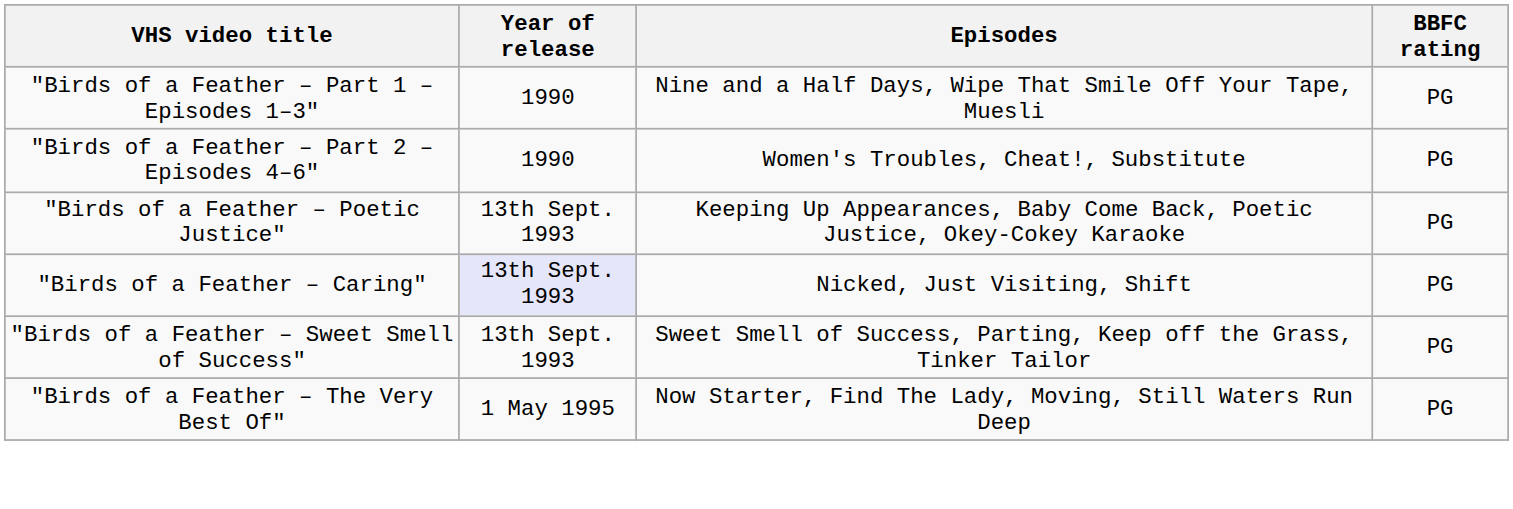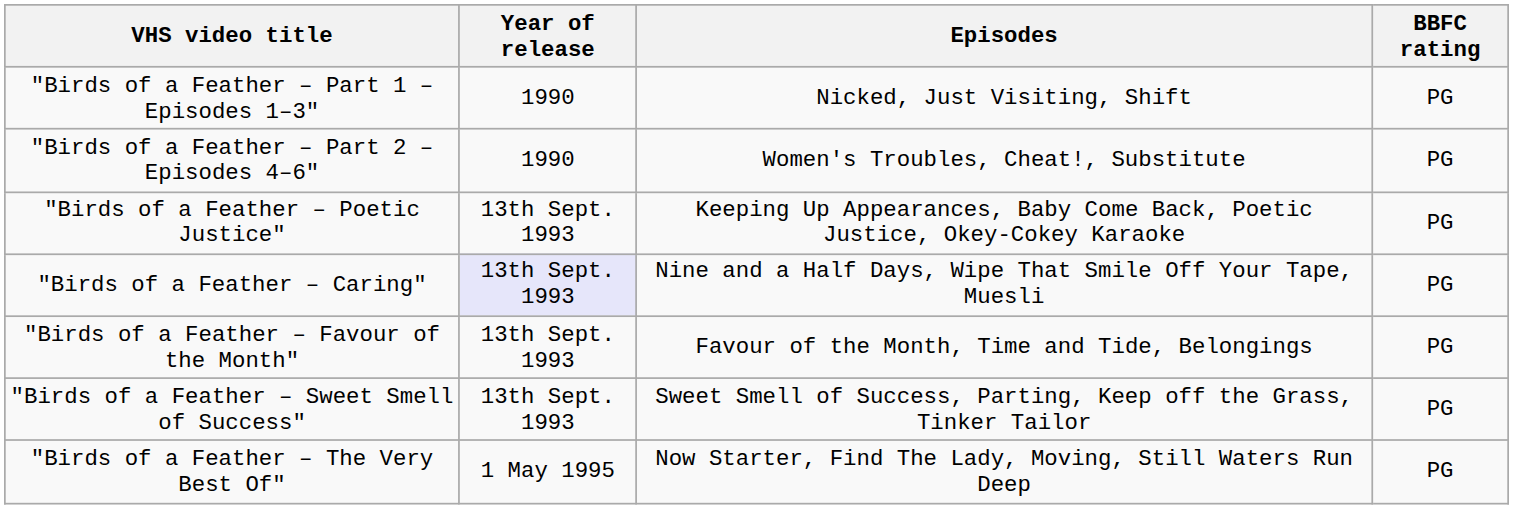(1004, 98) Nine and a Half Days, Wipe That Smile Off Your Tape, Muesli -> (1004, 98) Nicked, Just Visiting, Shift
(1004, 285) Nicked, Just Visiting, Shift -> (1004, 285) Nine and a Half Days, Wipe That Smile Off Your Tape, Muesli
+ row: (232, 347)
